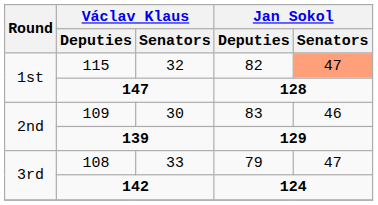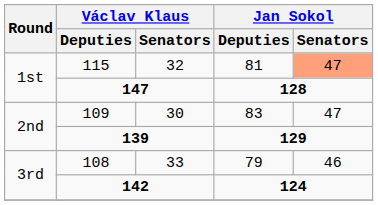(254, 65) 82 -> (254, 65) 81
(333, 114) 46 -> (333, 114) 47
(333, 163) 47 -> (333, 163) 46
